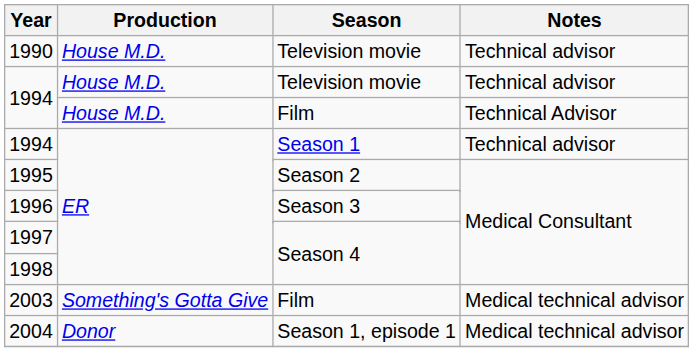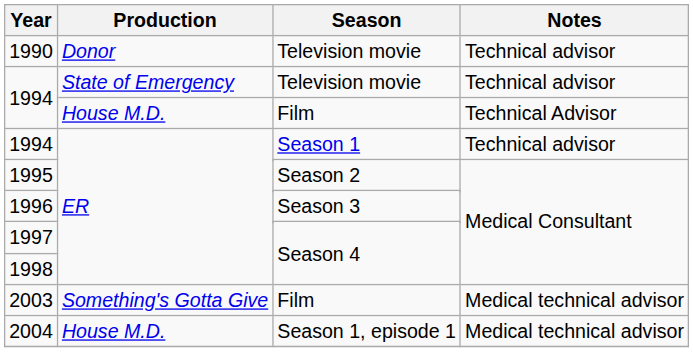(114, 51) House M.D. -> (89, 51) Donor
(114, 82) House M.D. -> (148, 82) State of Emergency
(89, 331) Donor -> (114, 331) House M.D.
